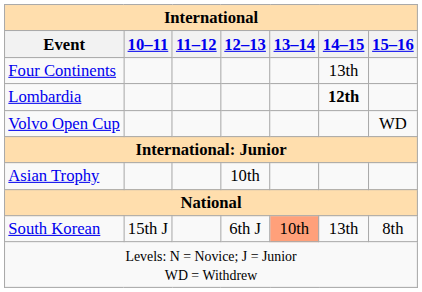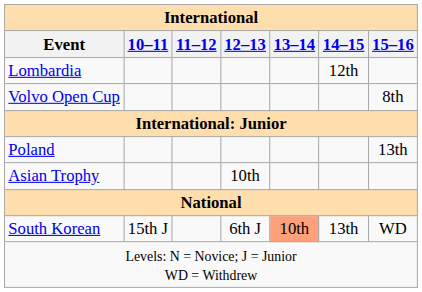- row: (62, 70)
(344, 96) bold -> (344, 70) normal
(393, 123) WD -> (393, 96) 8th
+ row: (31, 149)
(393, 228) 8th -> (393, 228) WD
